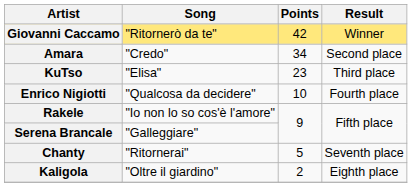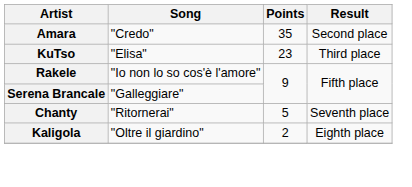- row: (63, 34)
(300, 53) 34 -> (285, 34) 35
- row: (63, 93)
